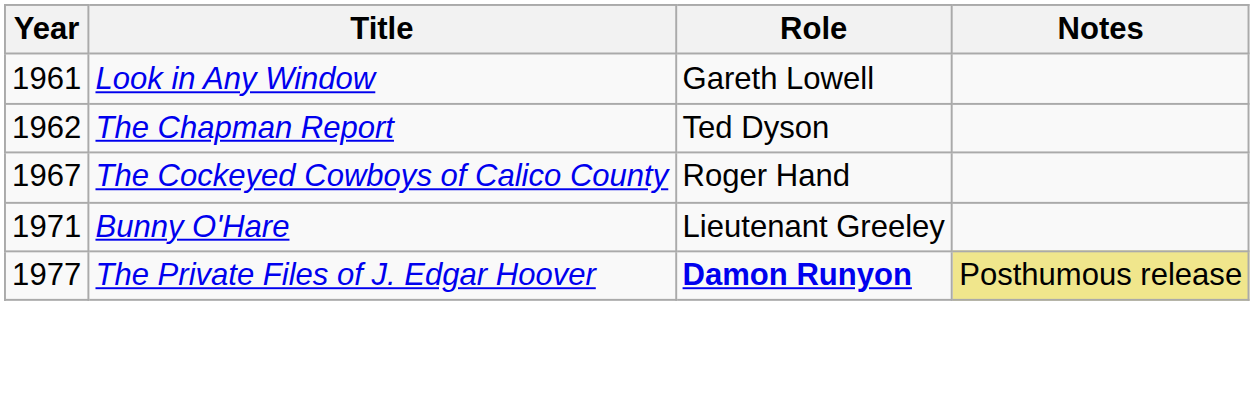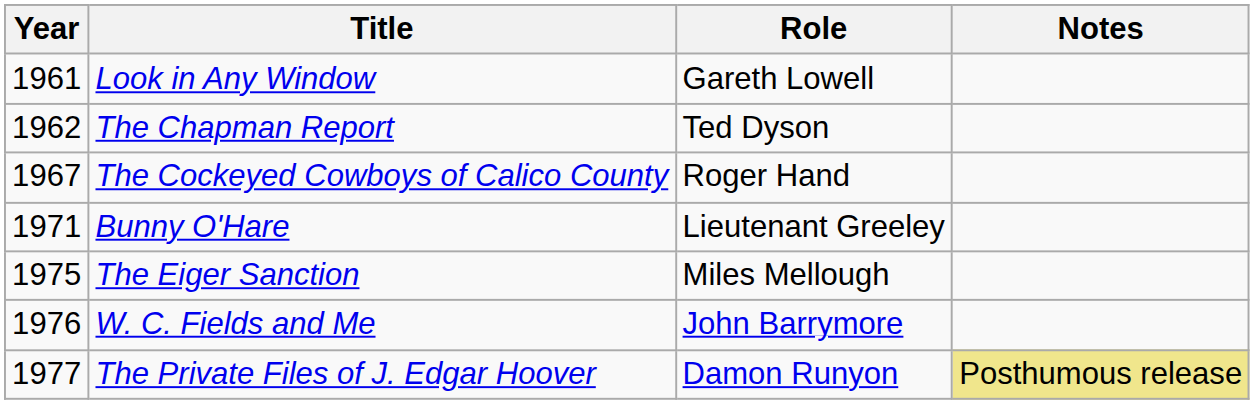+ row: (227, 275)
+ row: (235, 324)
(797, 275) bold -> (790, 373) normal
